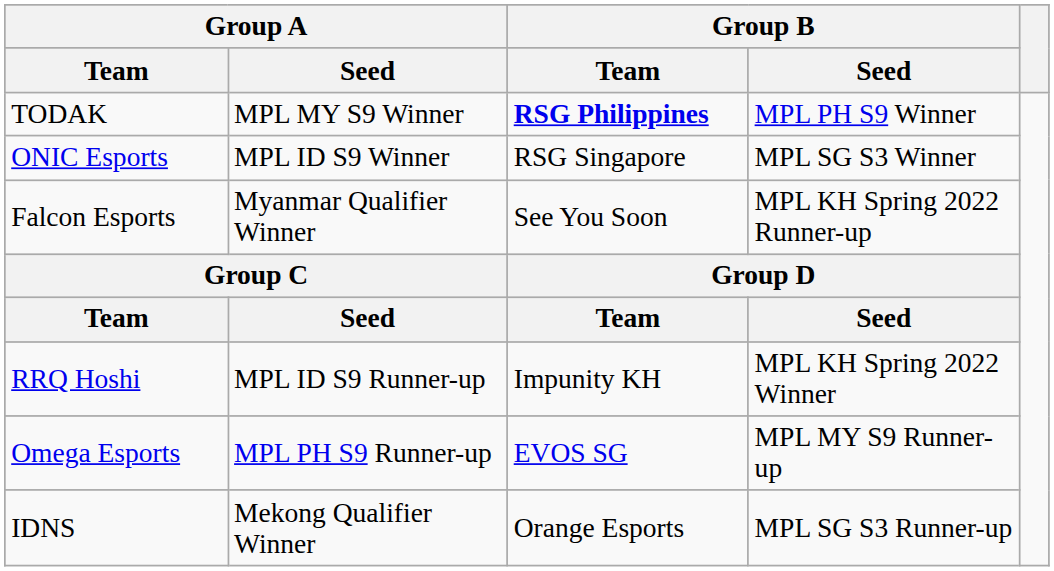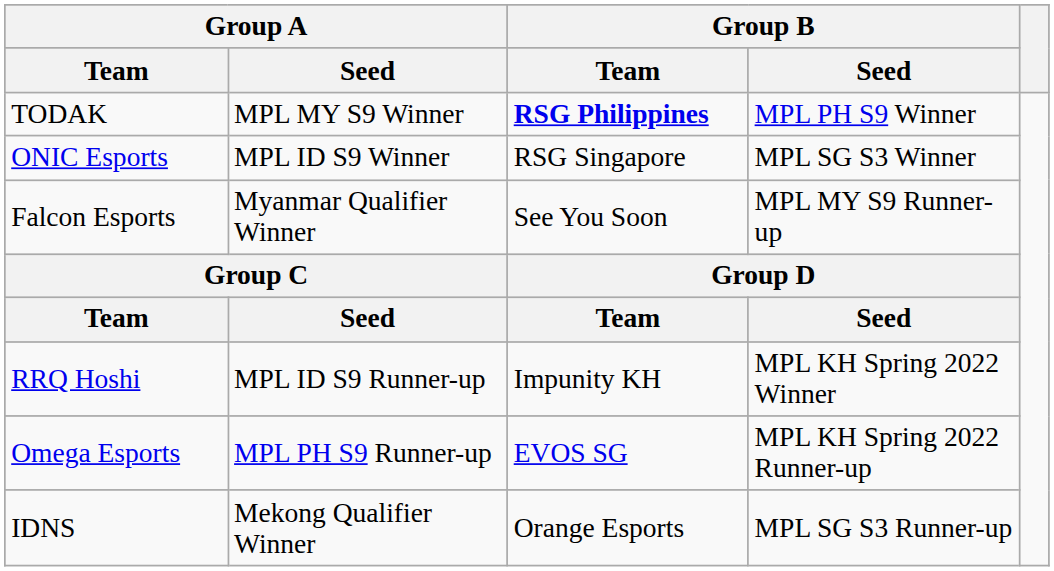(877, 216) MPL KH Spring 2022 Runner-up -> (874, 216) MPL MY S9 Runner-up
(874, 452) MPL MY S9 Runner-up -> (877, 452) MPL KH Spring 2022 Runner-up
